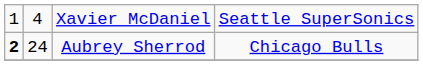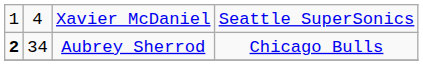(38, 47) 24 -> (38, 47) 34
